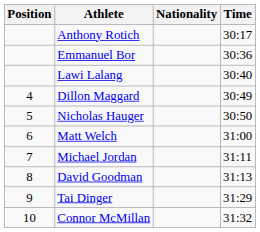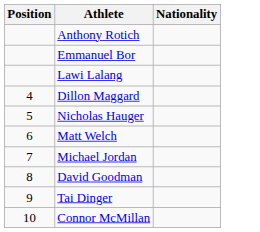- column: (238, 14)
